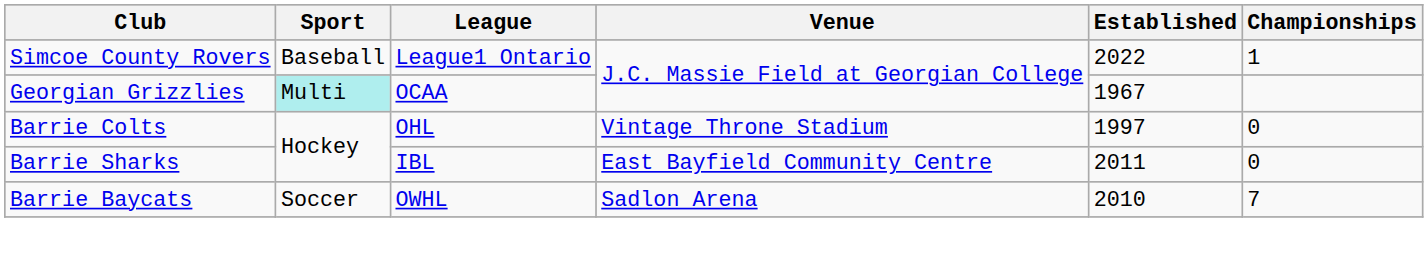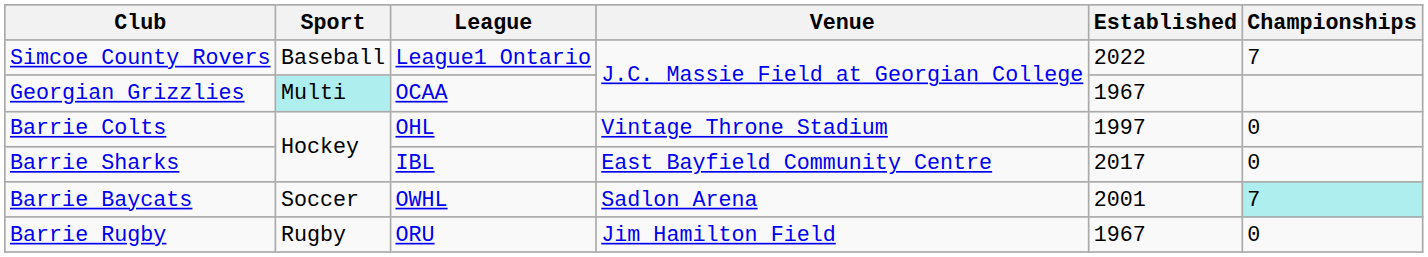(1254, 58) 1 -> (1254, 58) 7
(1120, 164) 2011 -> (1120, 164) 2017
(1120, 199) 2010 -> (1120, 199) 2001
(1254, 199) no background -> (1254, 199) paleturquoise background
+ row: (88, 235)
